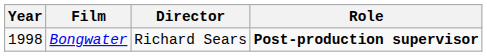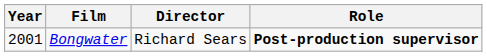(25, 40) 1998 -> (25, 40) 2001
